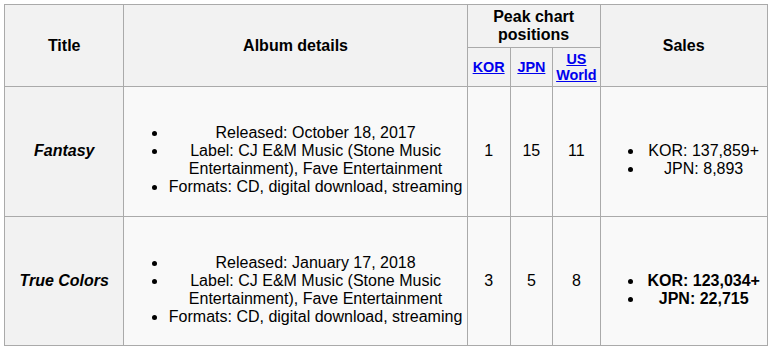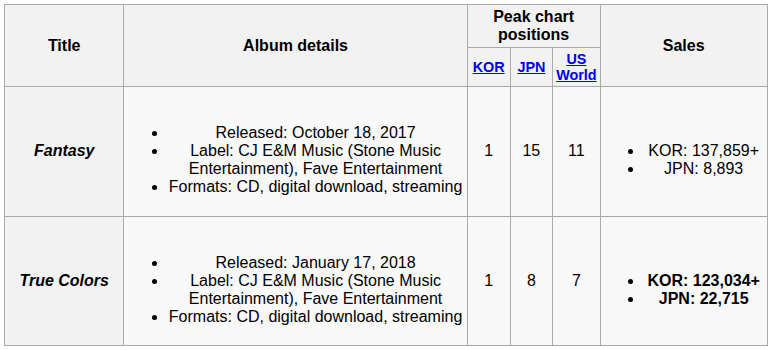(489, 280) 3 -> (489, 280) 1
(531, 280) 5 -> (531, 280) 8
(576, 280) 8 -> (576, 280) 7
